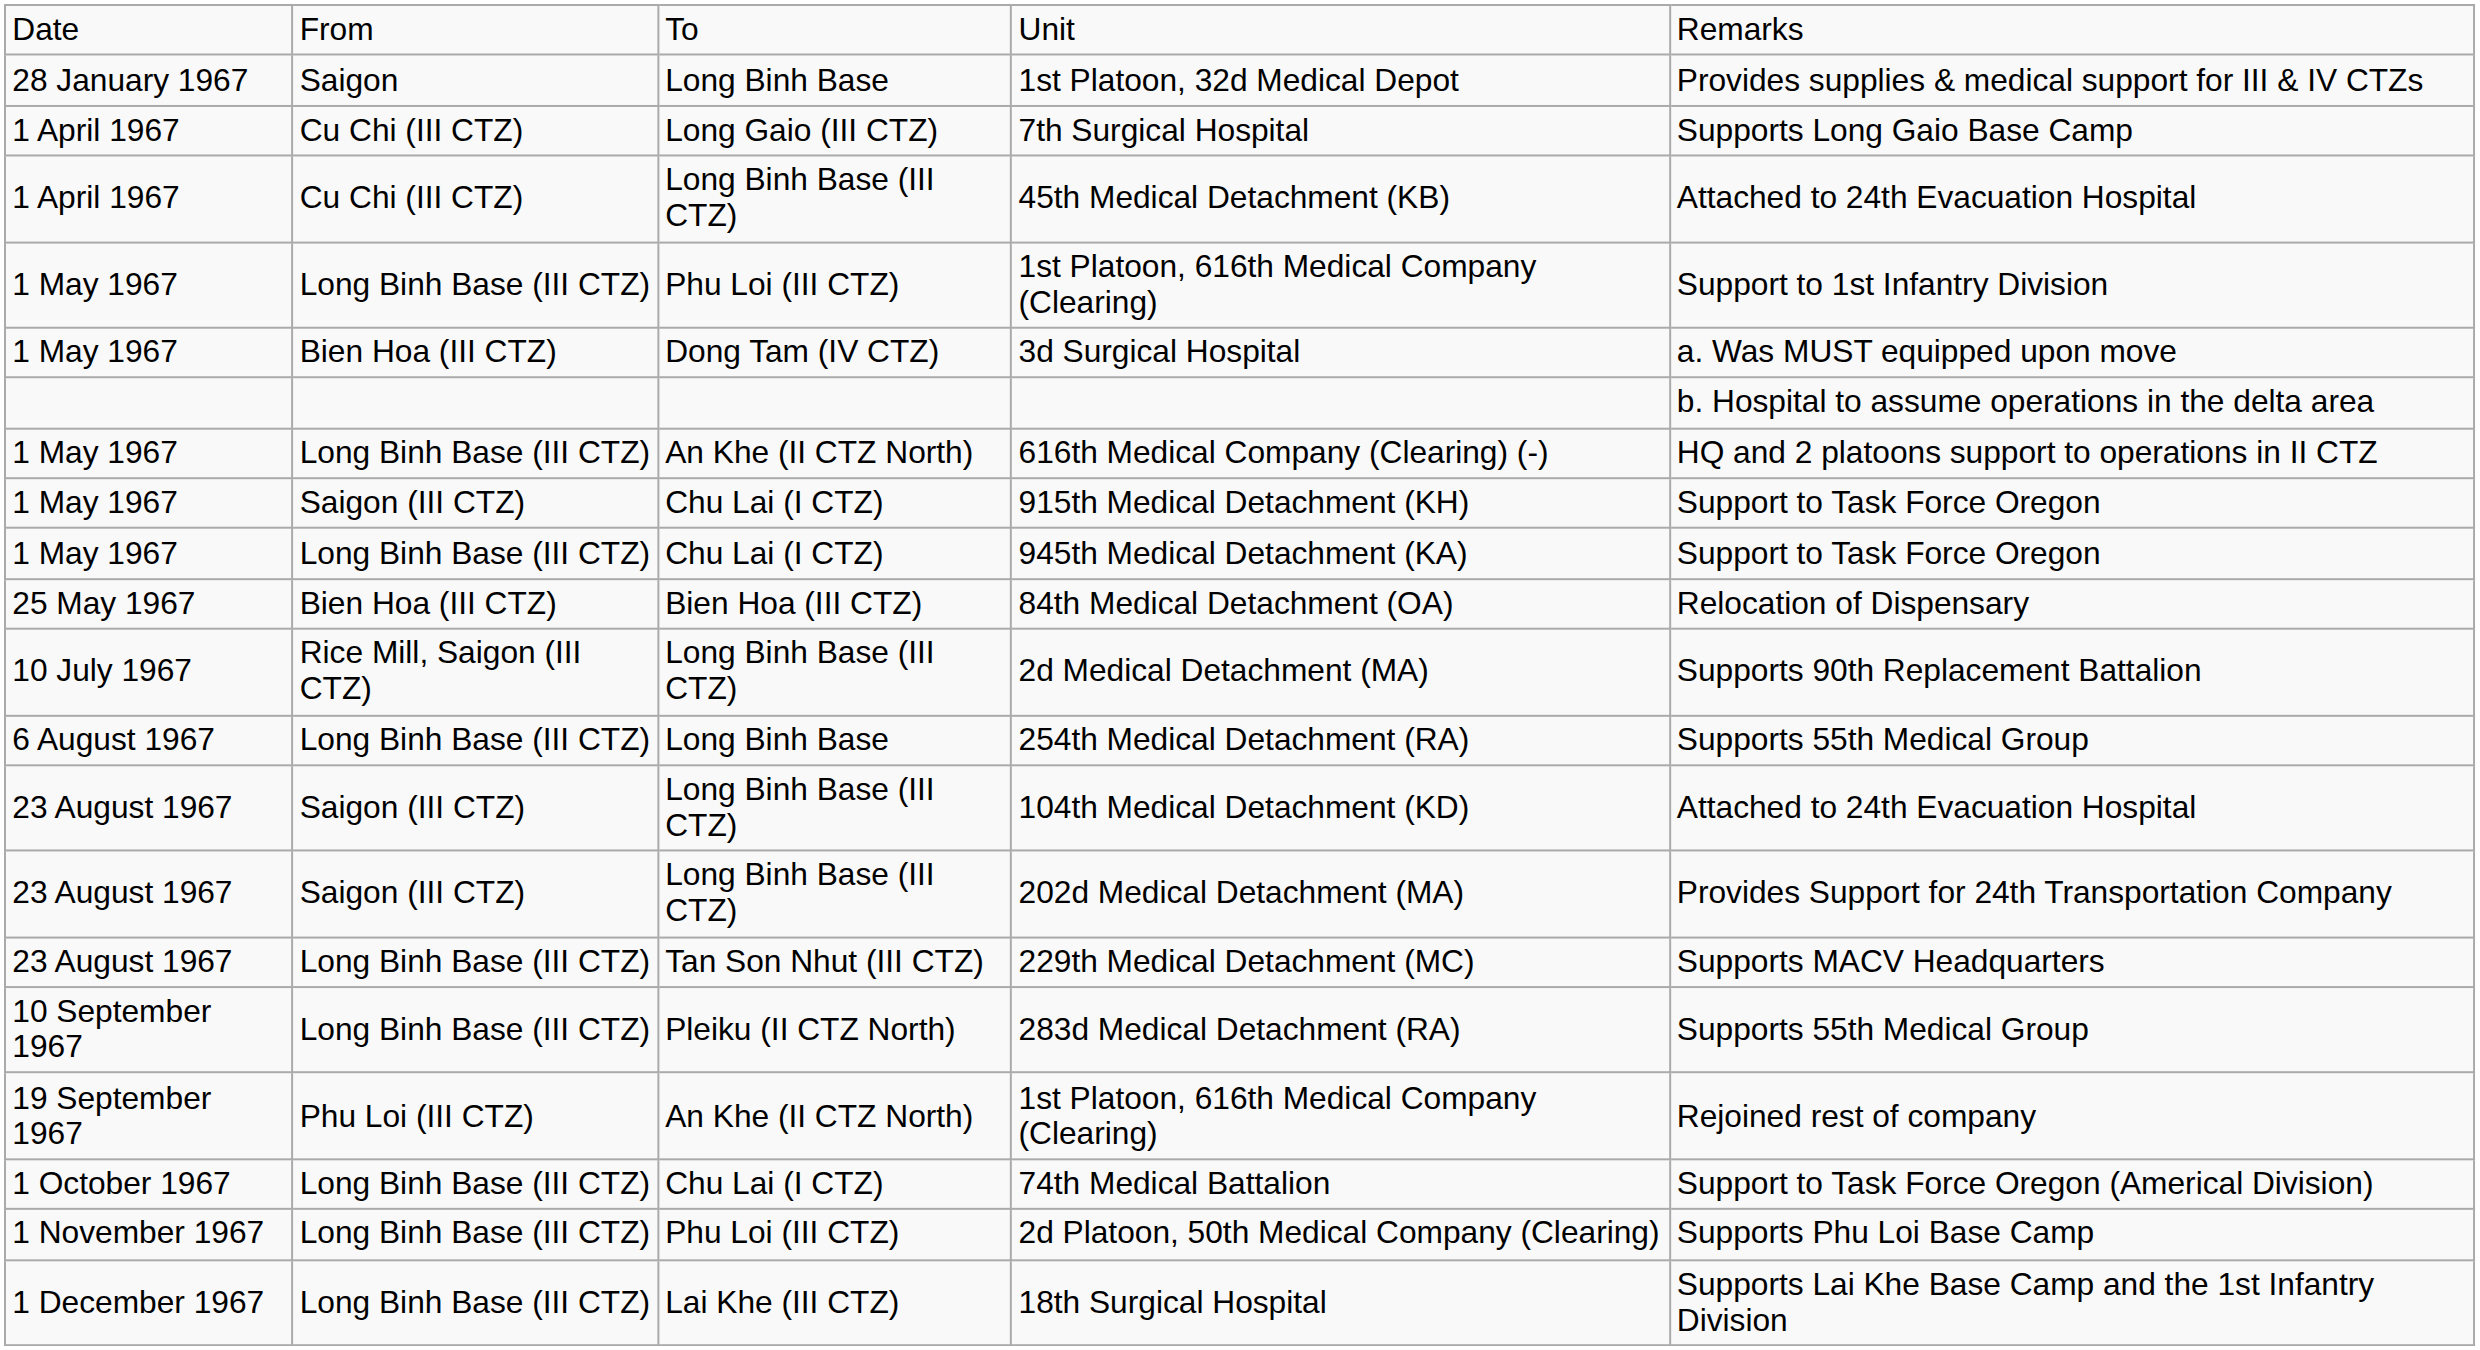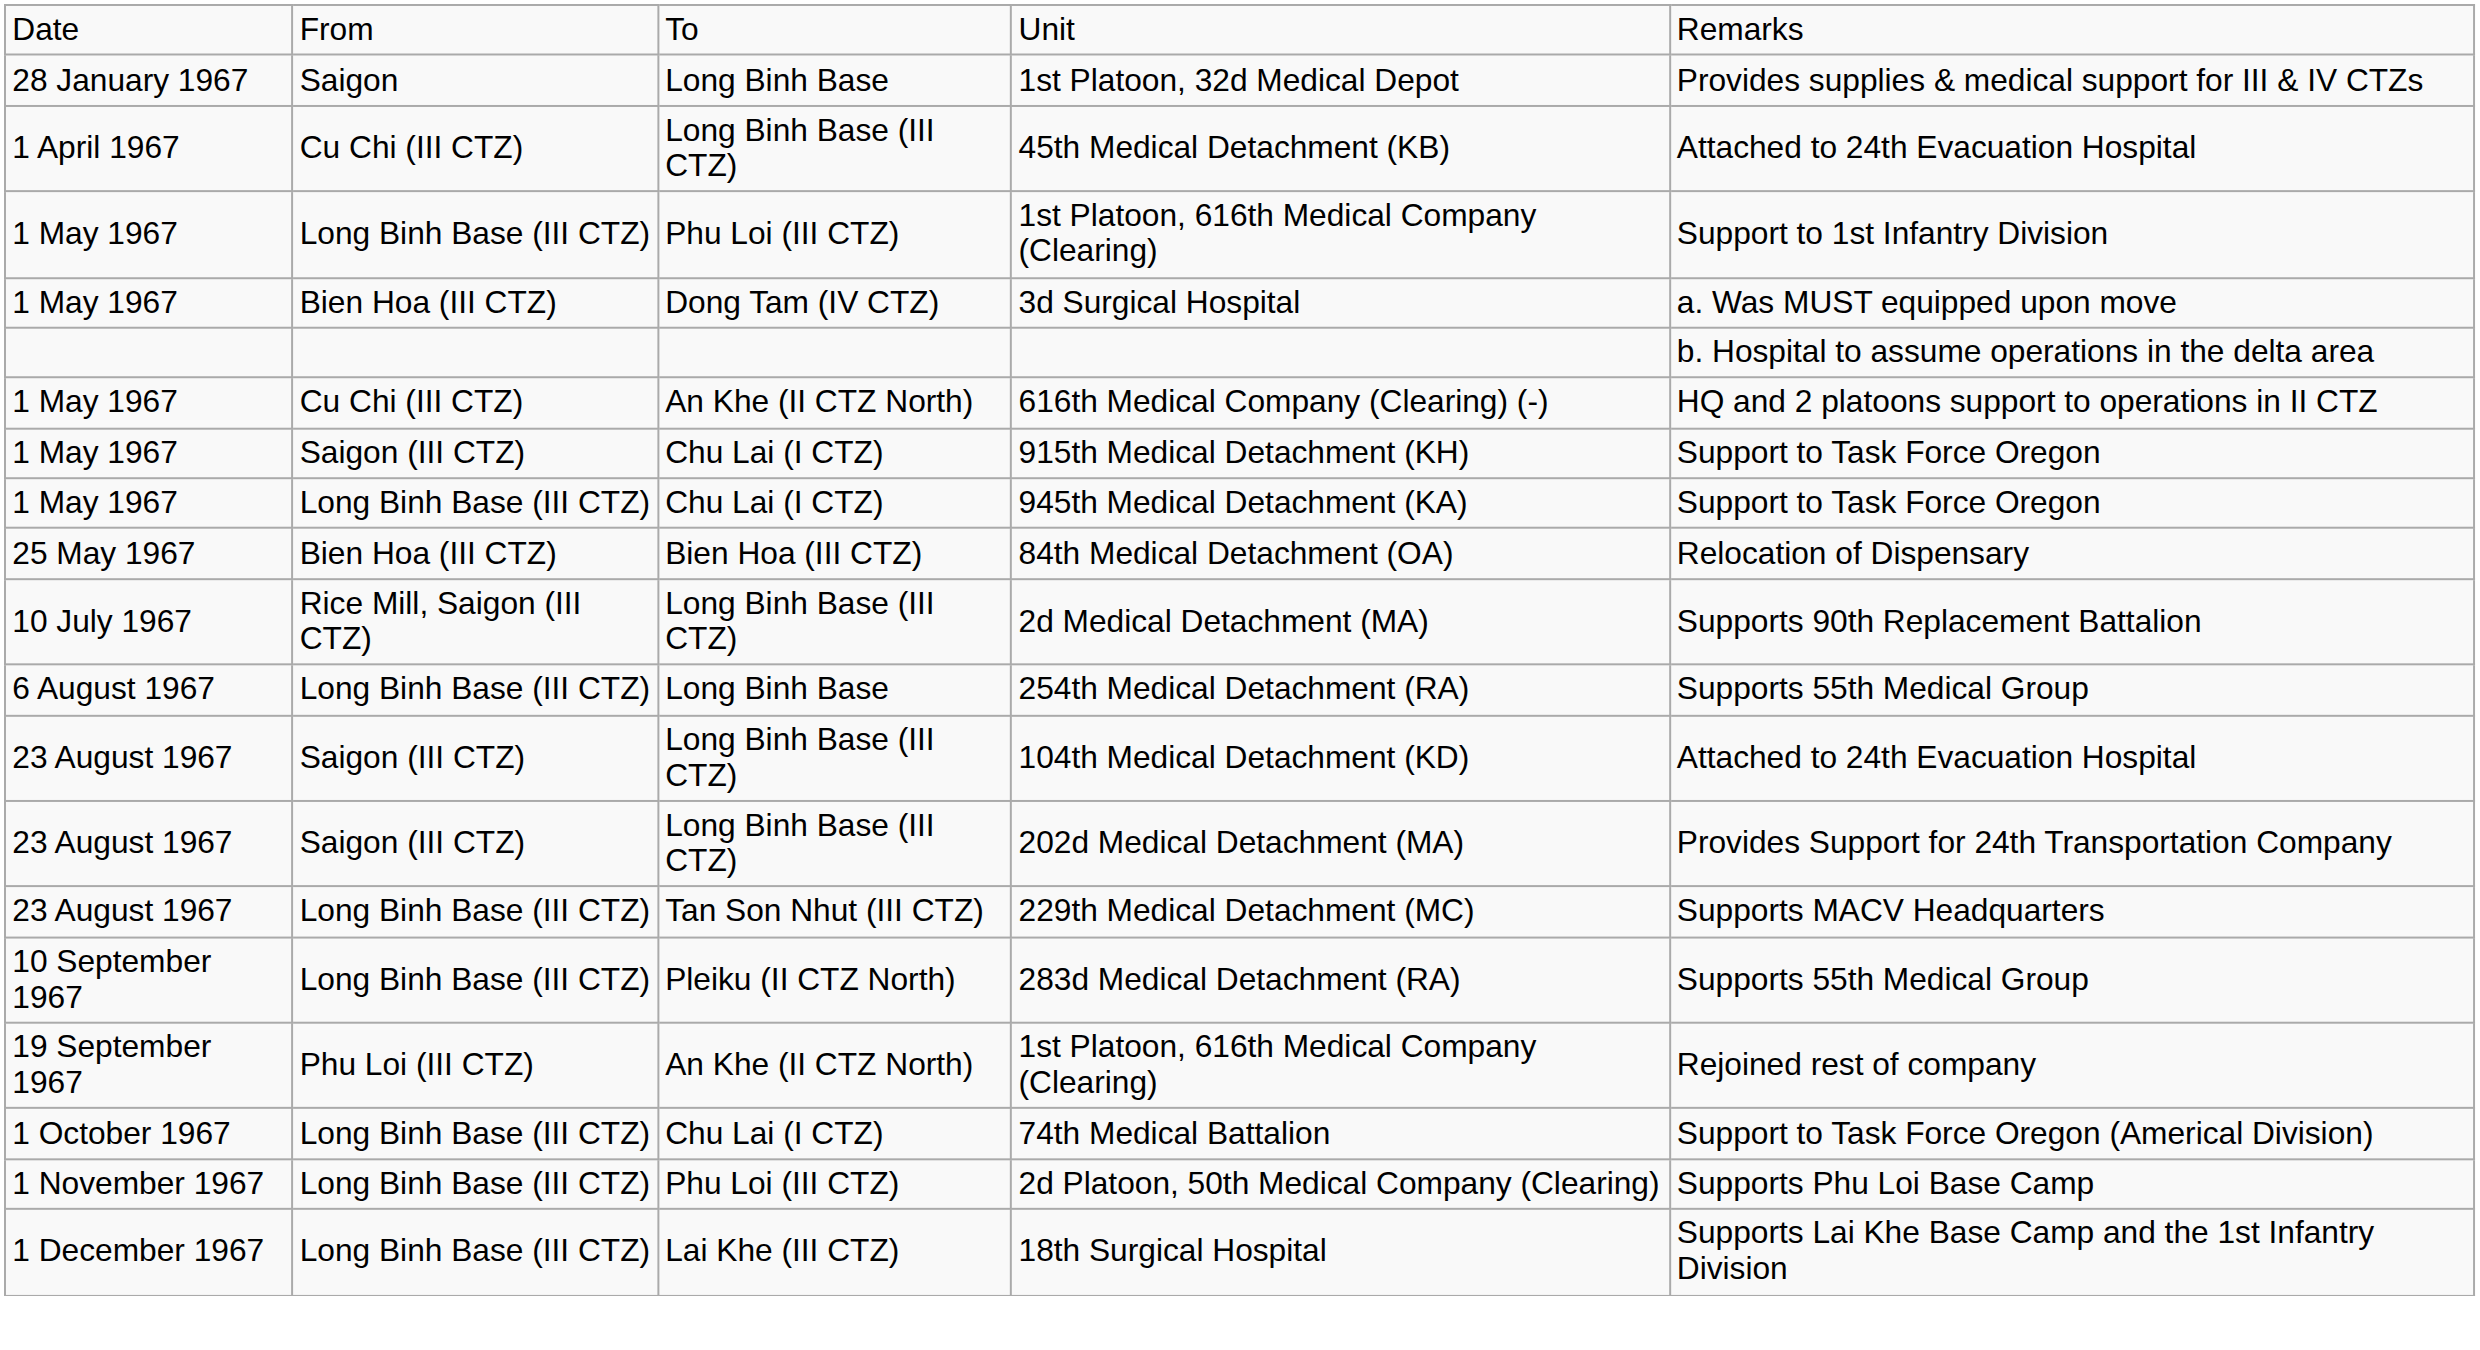- row: (96, 130)
(475, 452) Long Binh Base (III CTZ) -> (411, 402) Cu Chi (III CTZ)
